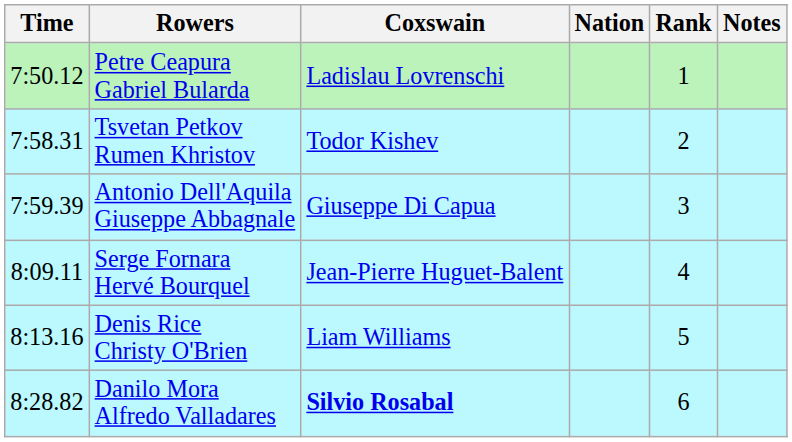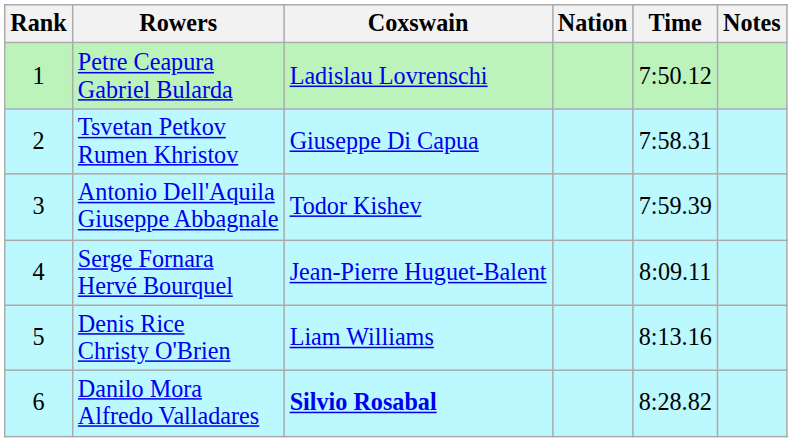columns swapped: (684, 23) <-> (47, 23)
(372, 141) Todor Kishev -> (384, 141) Giuseppe Di Capua
(401, 206) Giuseppe Di Capua -> (356, 206) Todor Kishev
